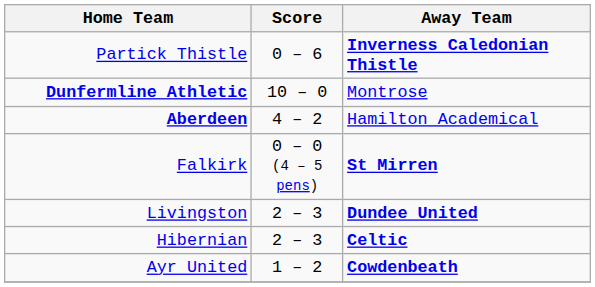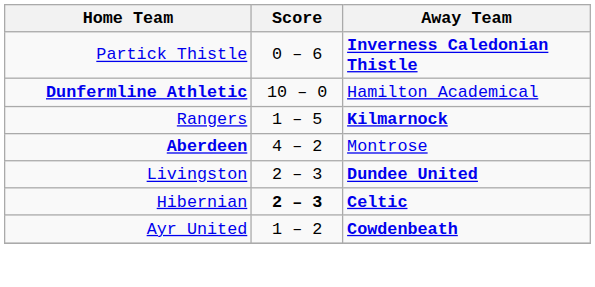(387, 92) Montrose -> (443, 92) Hamilton Academical
+ row: (212, 120)
(443, 120) Hamilton Academical -> (387, 147) Montrose
- row: (212, 166)
(297, 240) normal -> (297, 202) bold
